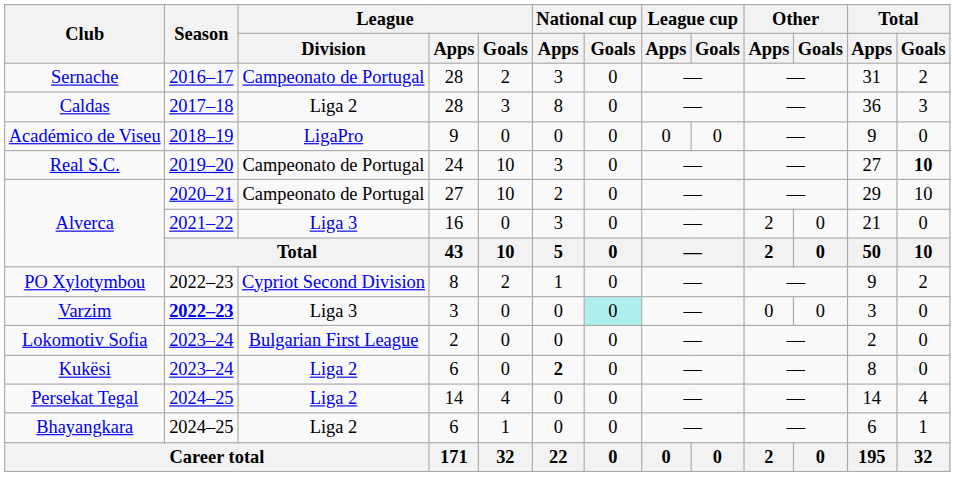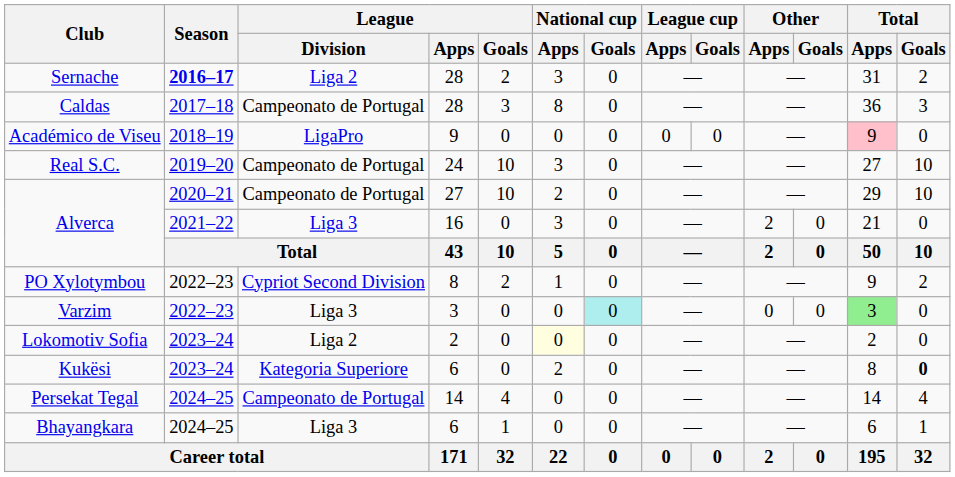(201, 77) normal -> (201, 77) bold
(333, 77) Campeonato de Portugal -> (334, 77) Liga 2
(334, 106) Liga 2 -> (333, 106) Campeonato de Portugal
(872, 135) no background -> (872, 135) pink background
(923, 164) bold -> (923, 164) normal
(201, 310) bold -> (201, 310) normal
(872, 310) no background -> (872, 310) lightgreen background
(334, 340) Bulgarian First League -> (334, 340) Liga 2
(558, 340) no background -> (558, 340) lightyellow background
(334, 369) Liga 2 -> (333, 369) Kategoria Superiore
(558, 369) bold -> (558, 369) normal
(923, 369) normal -> (923, 369) bold
(334, 398) Liga 2 -> (333, 398) Campeonato de Portugal
(334, 427) Liga 2 -> (334, 427) Liga 3
